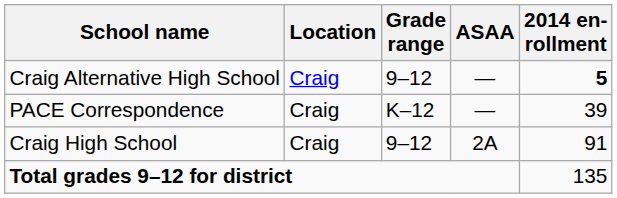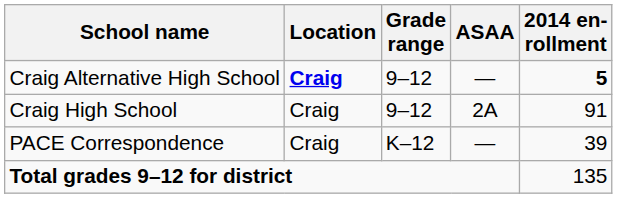(314, 77) normal -> (316, 77) bold
rows swapped: (93, 143) <-> (117, 110)
